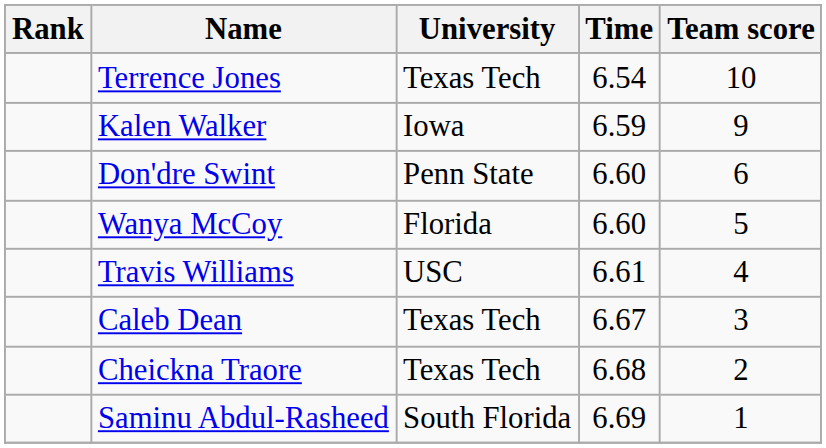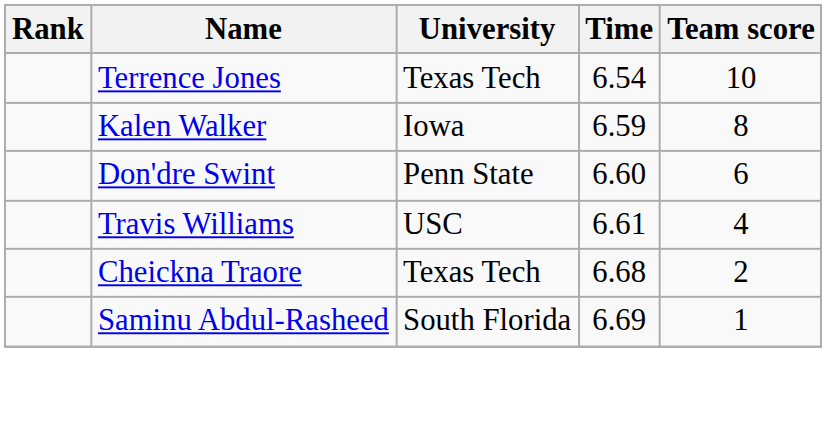(741, 126) 9 -> (741, 126) 8
- row: (190, 223)
- row: (170, 321)
